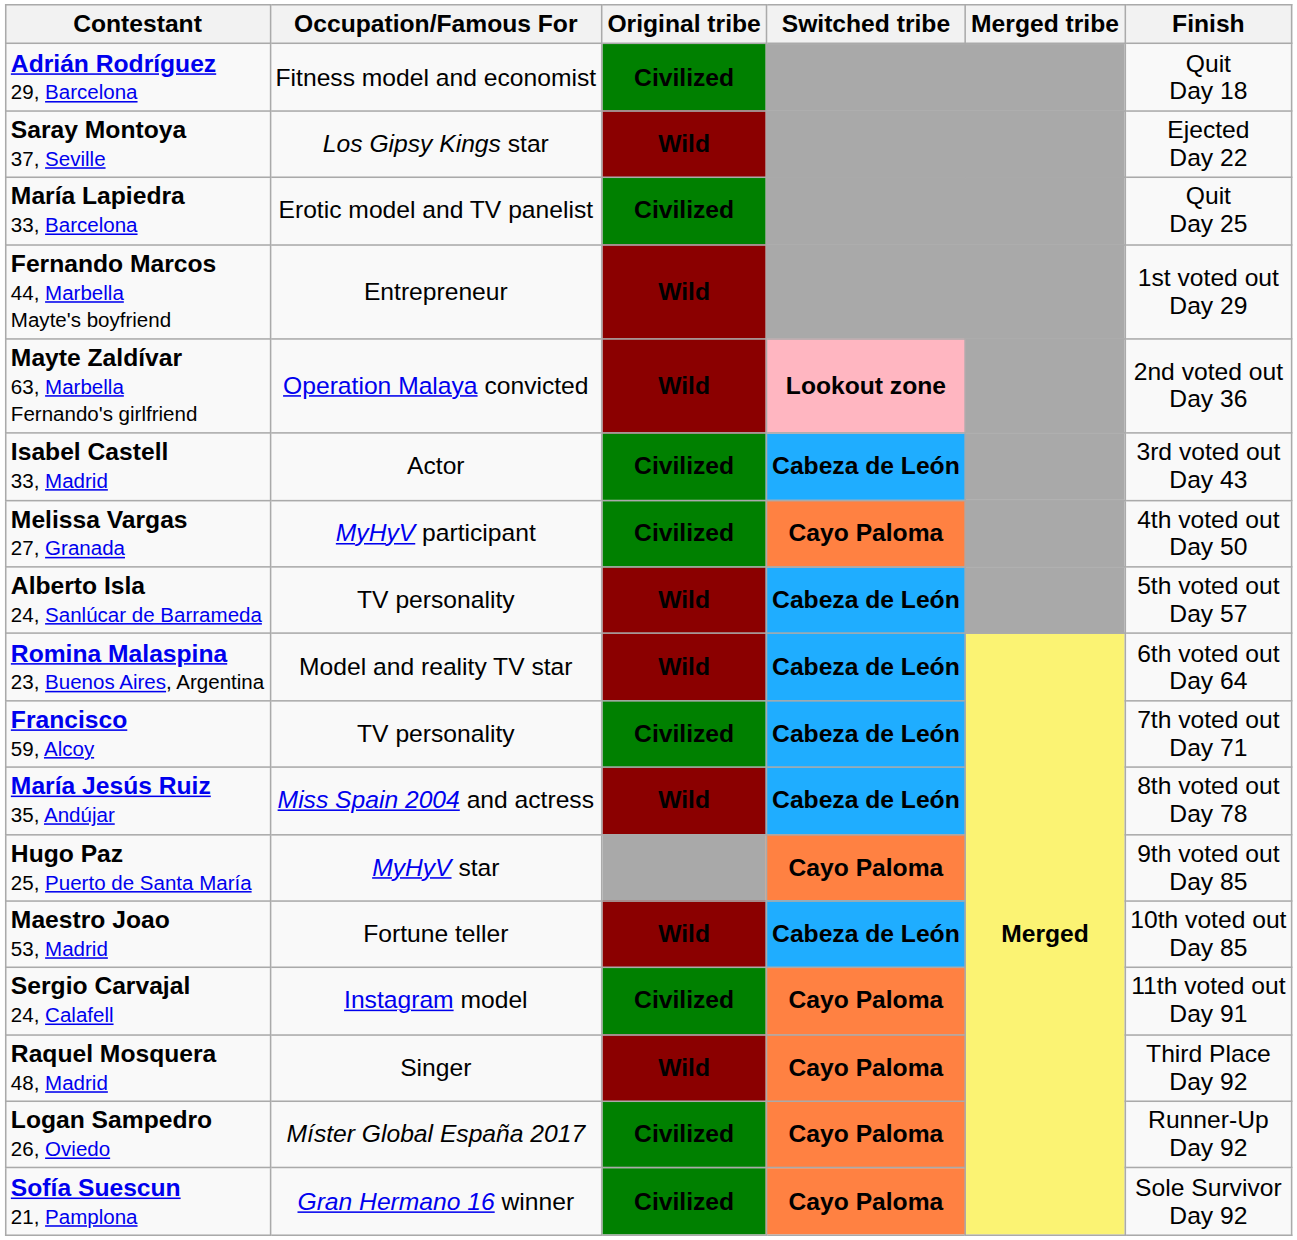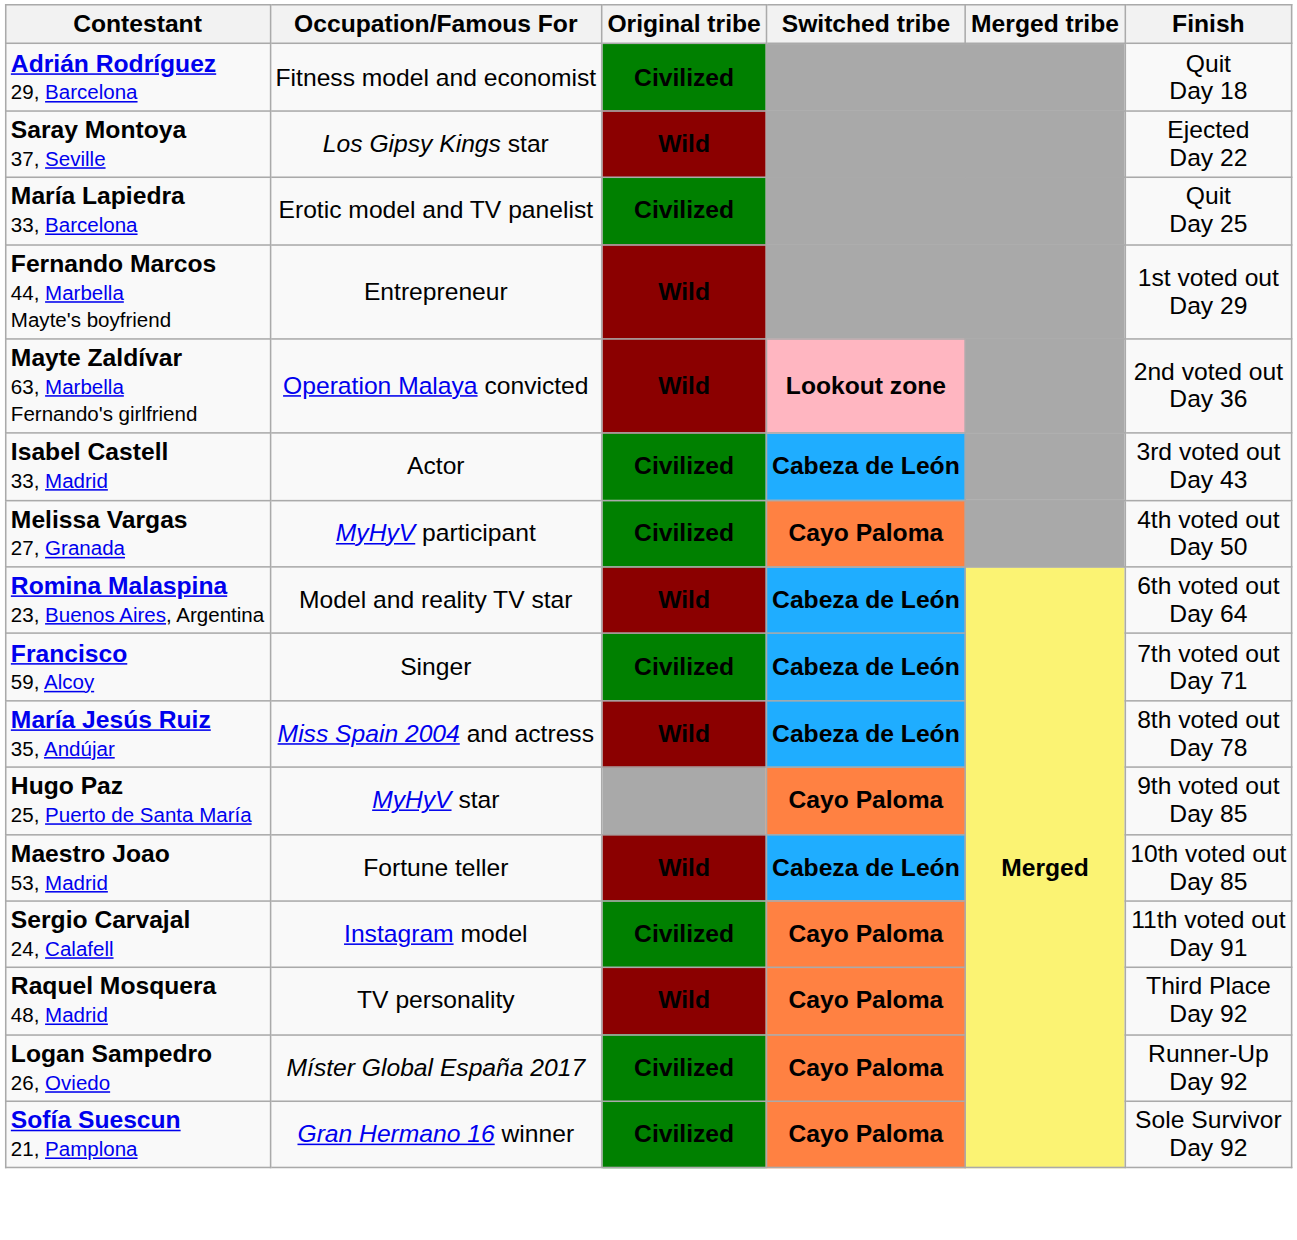- row: (136, 599)
(436, 733) TV personality -> (436, 666) Singer
(436, 1067) Singer -> (436, 1000) TV personality
